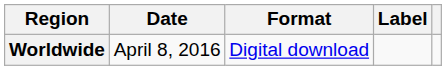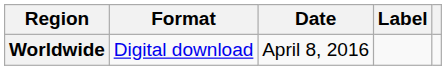columns swapped: (167, 19) <-> (299, 19)
